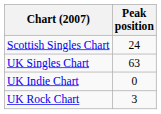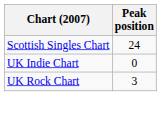- row: (48, 63)
